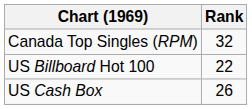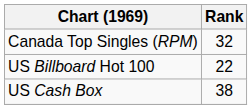(224, 91) 26 -> (224, 91) 38
